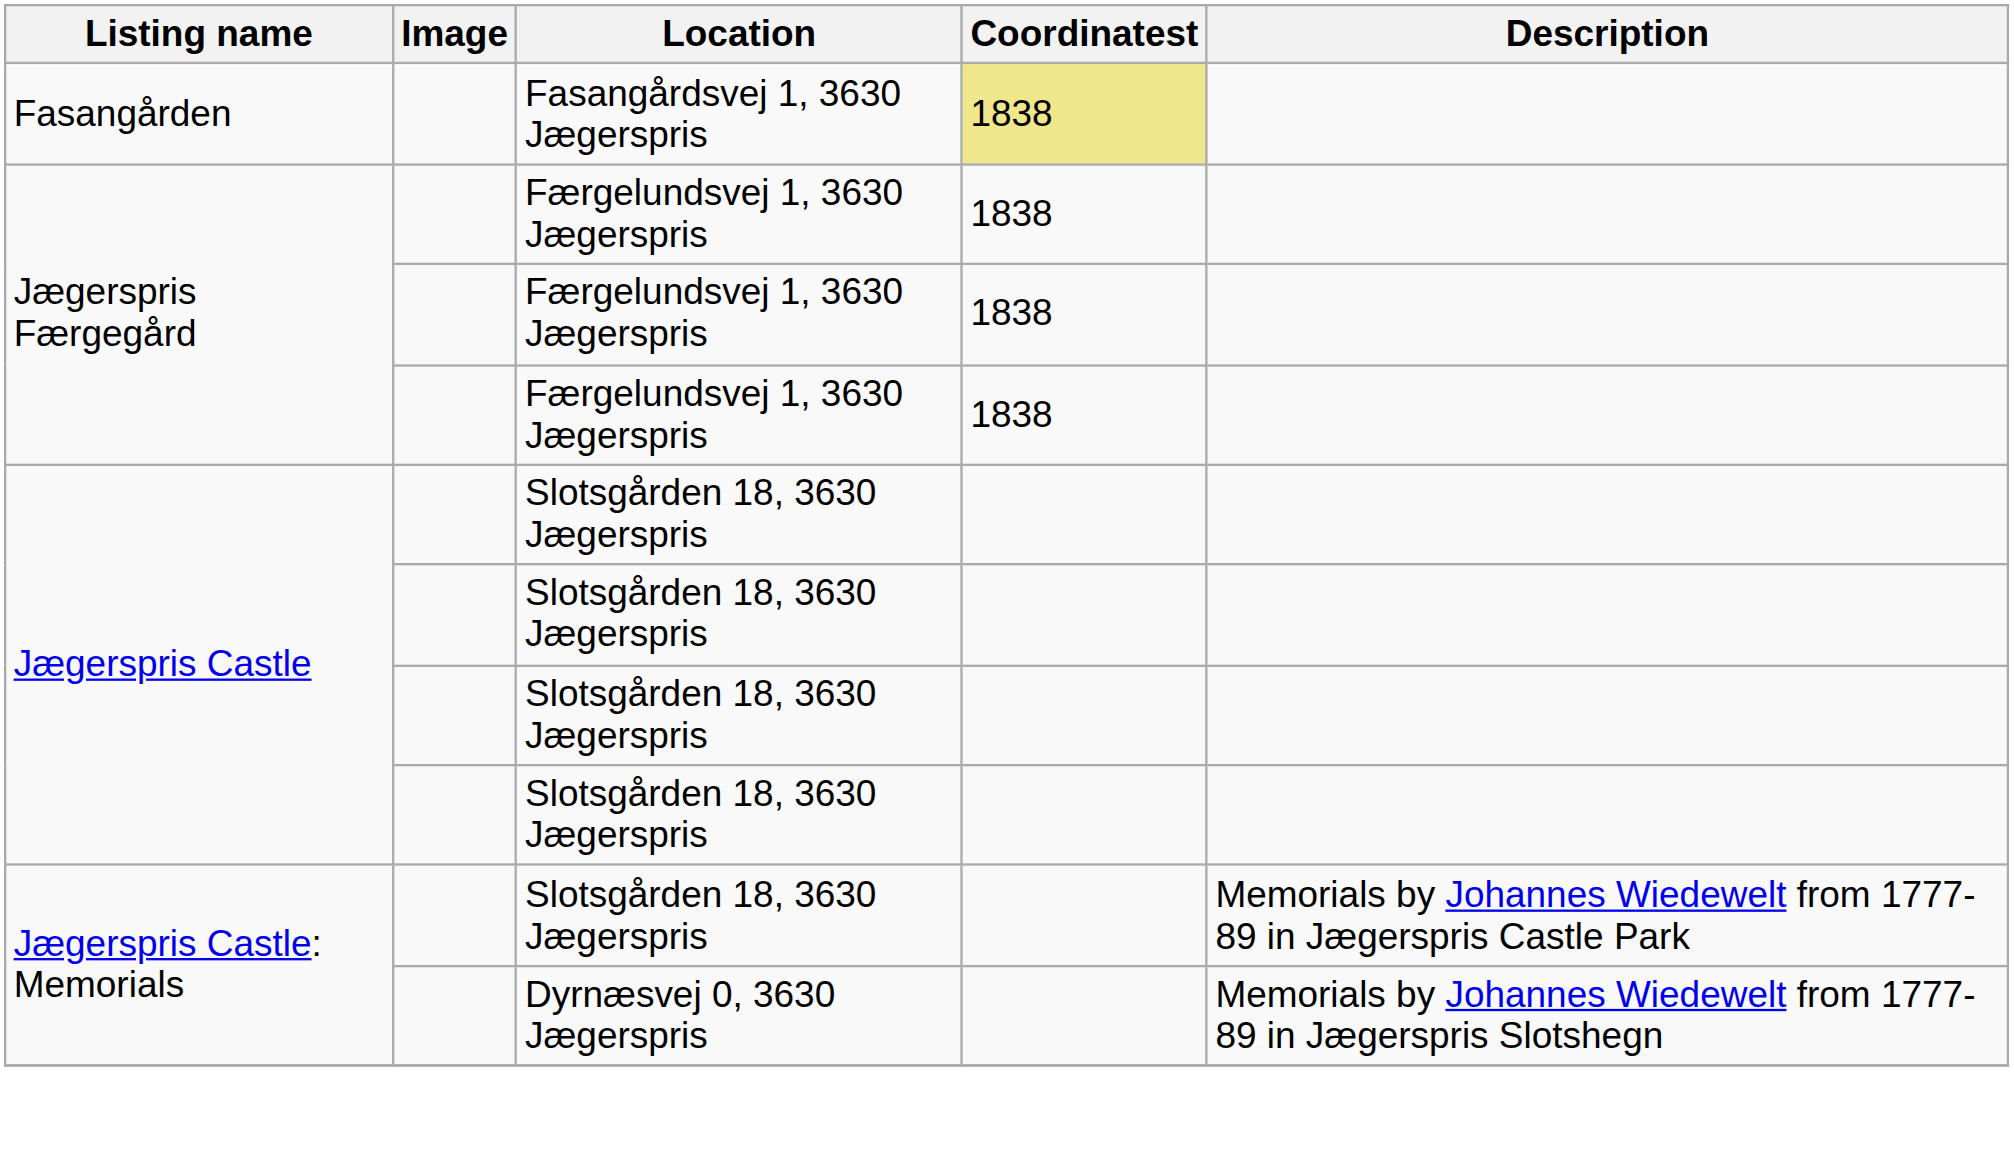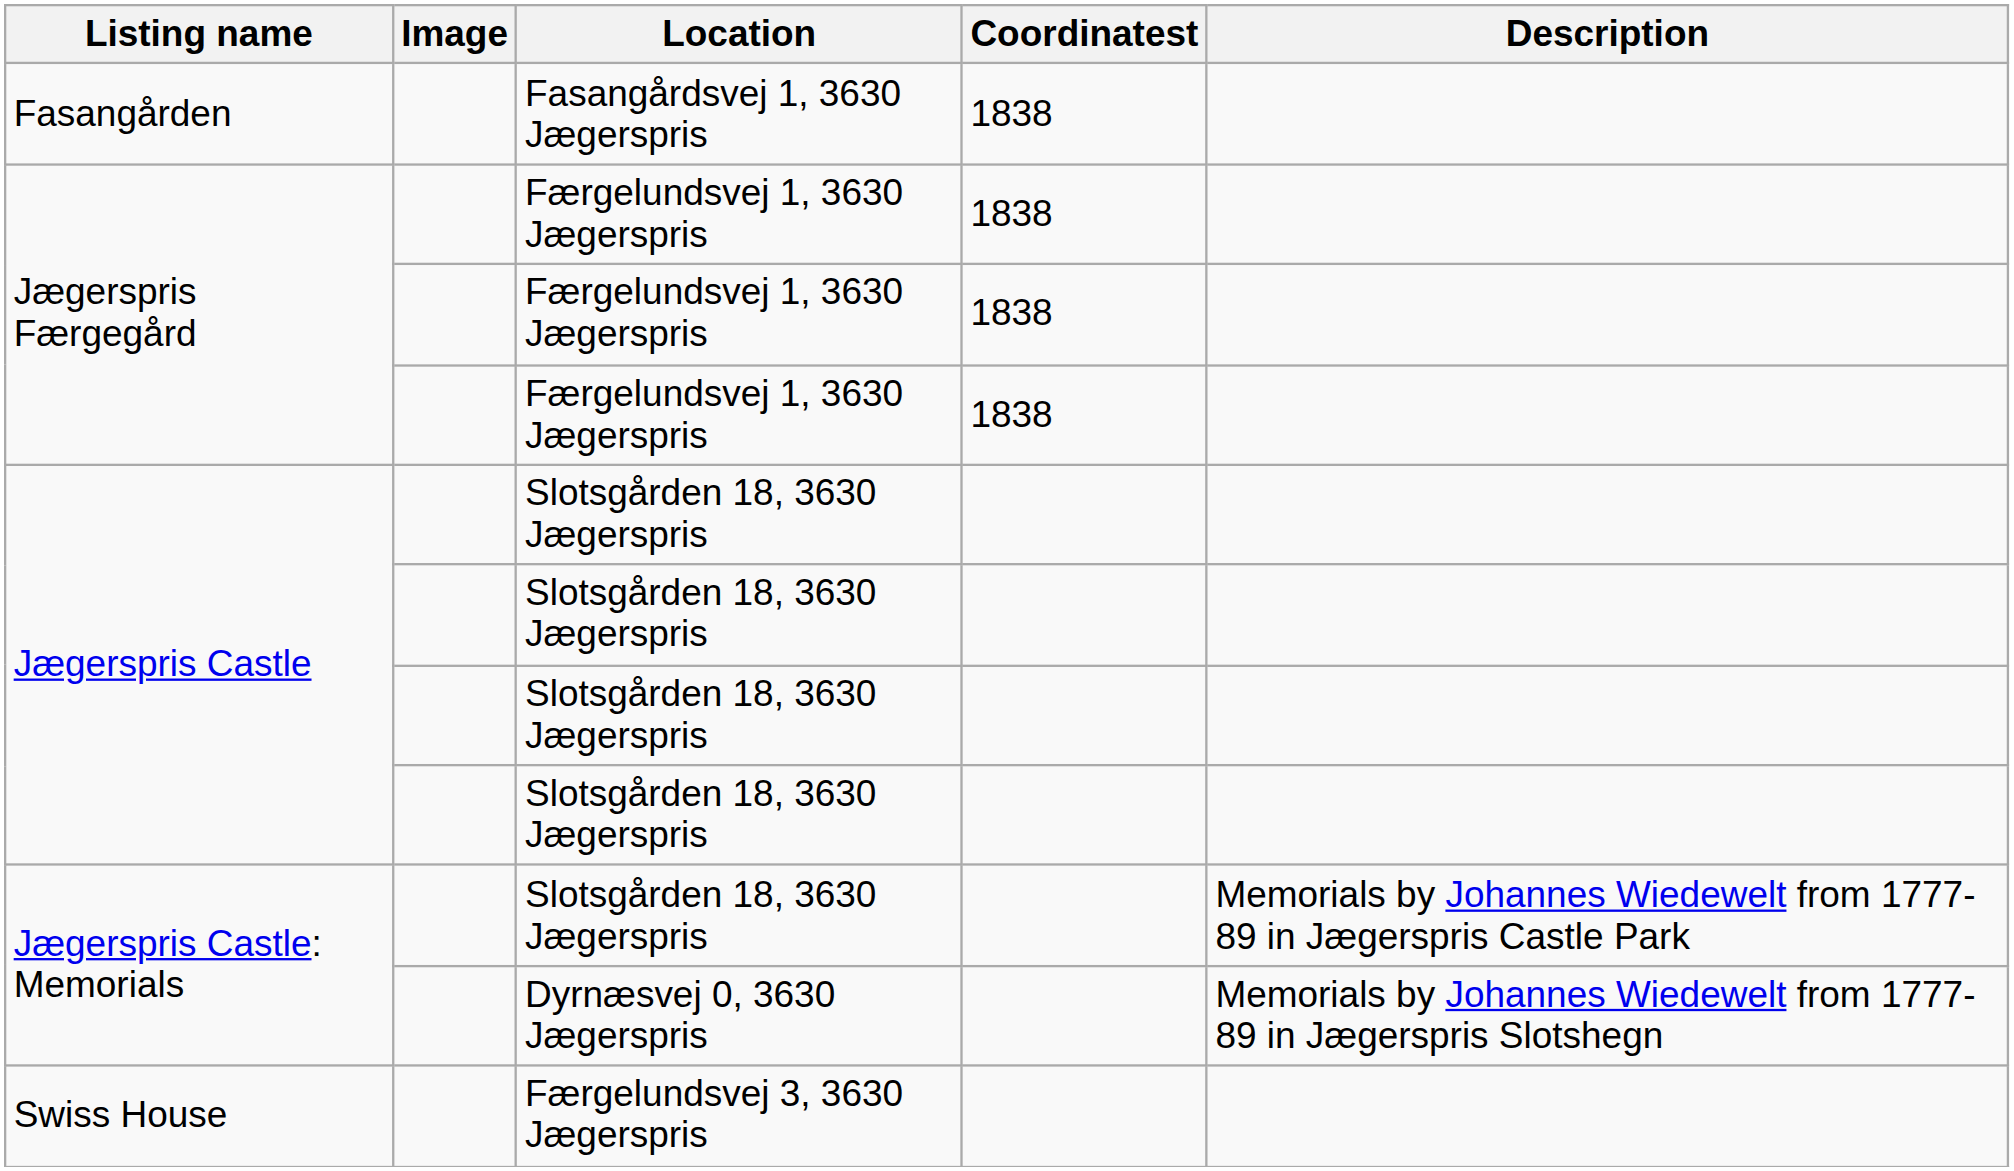(1012, 113) khaki background -> (1012, 113) no background
+ row: (120, 1115)
